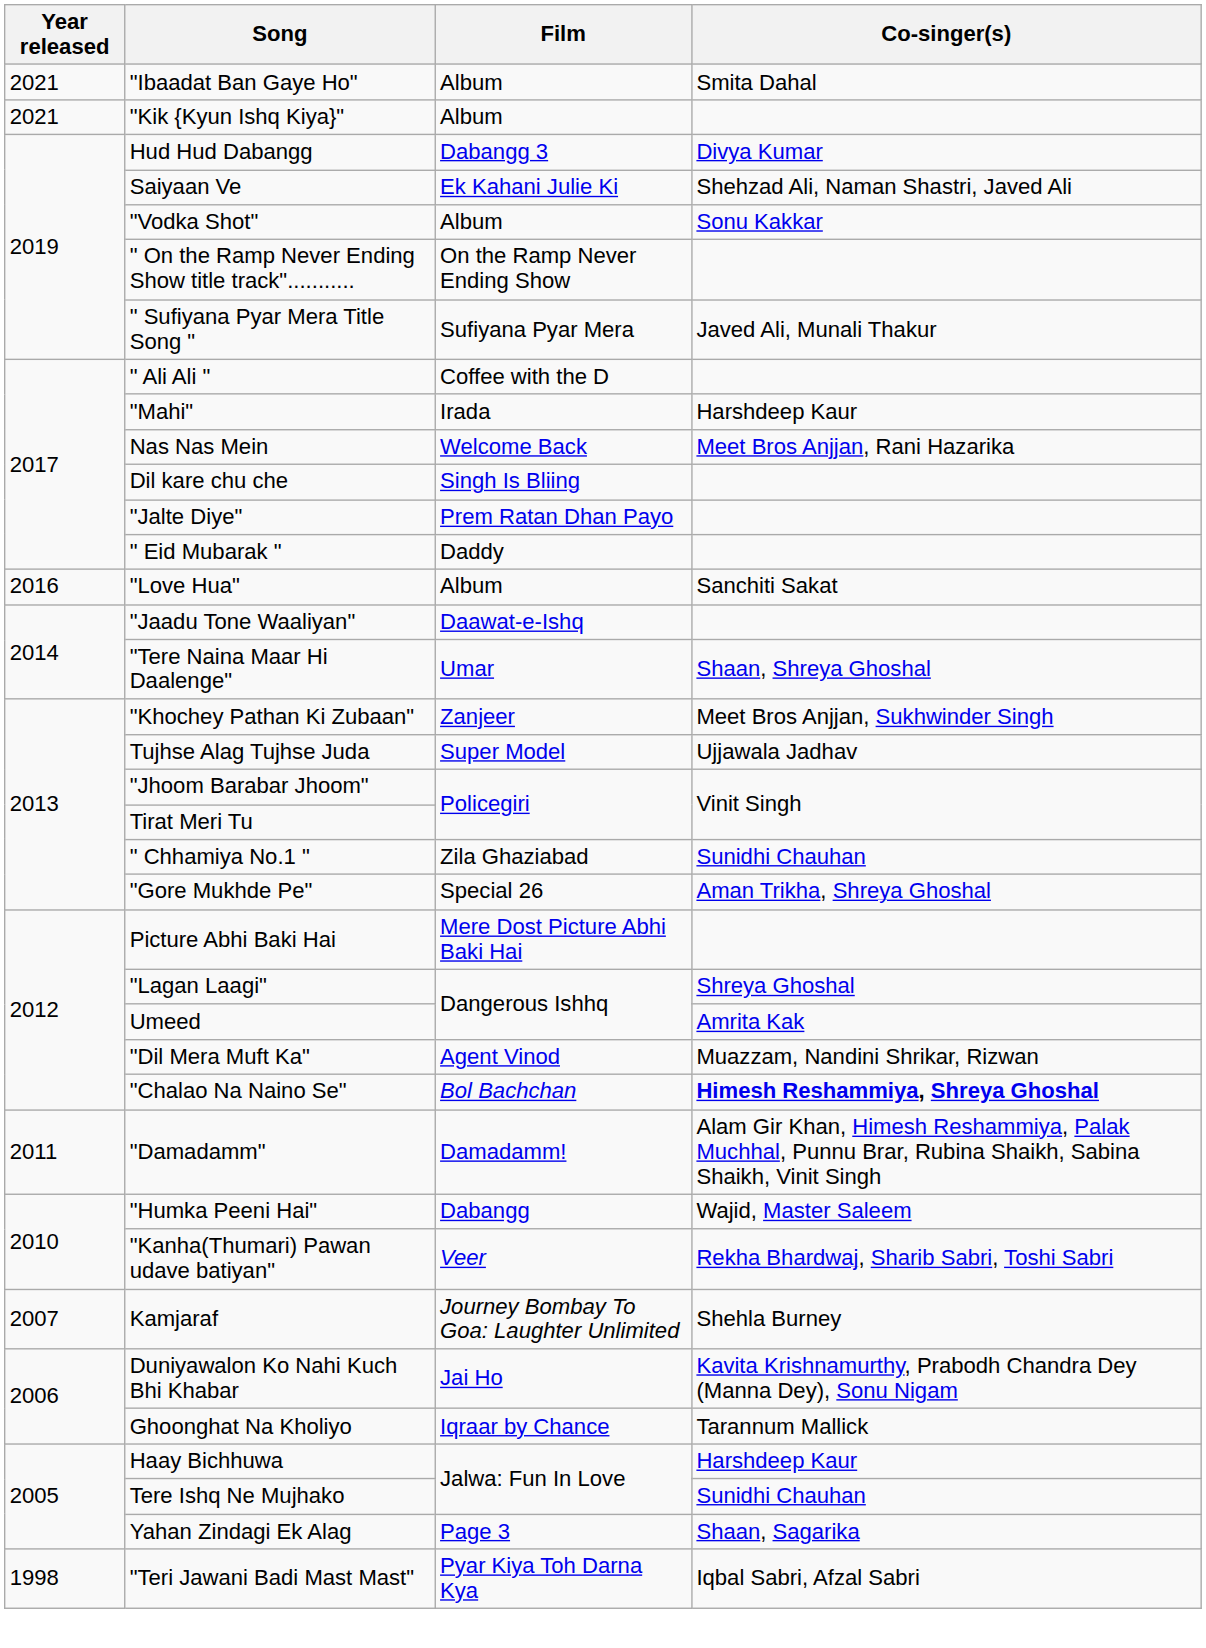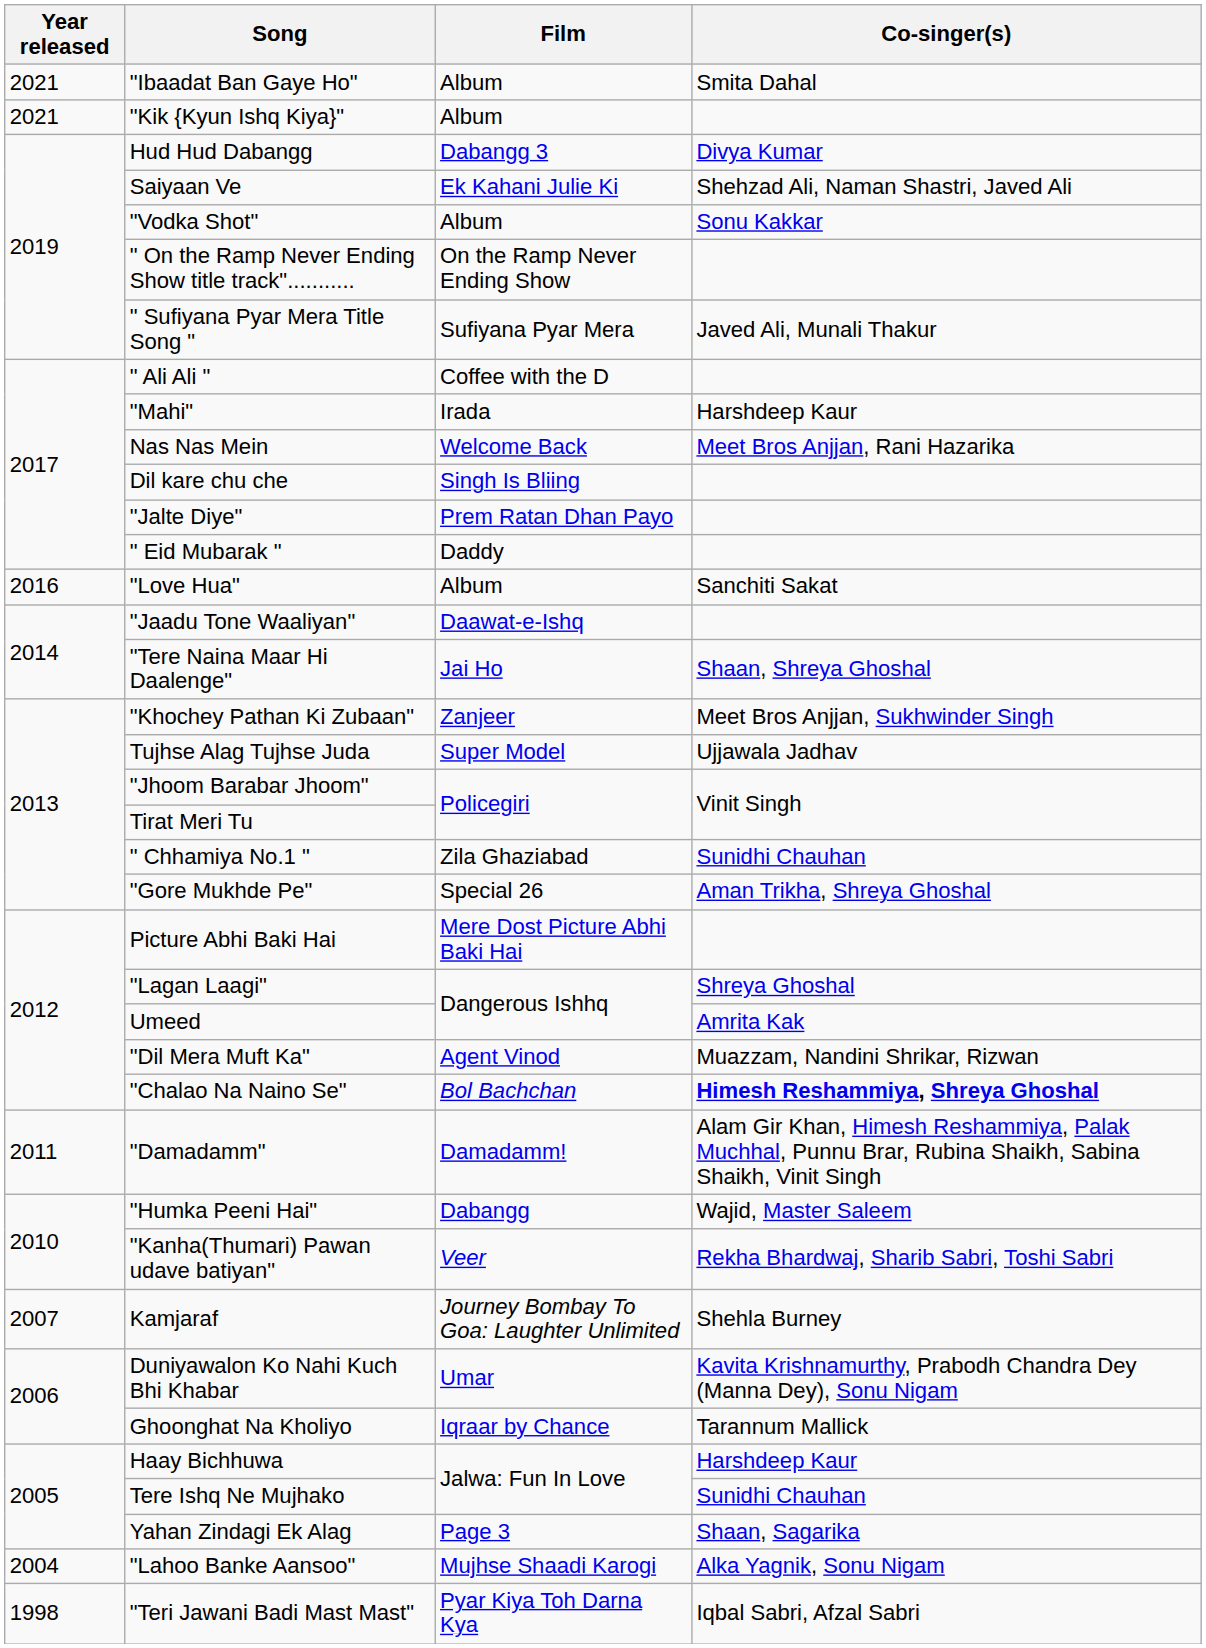(467, 669) Umar -> (471, 669) Jai Ho
(471, 1378) Jai Ho -> (467, 1378) Umar
+ row: (242, 1566)
